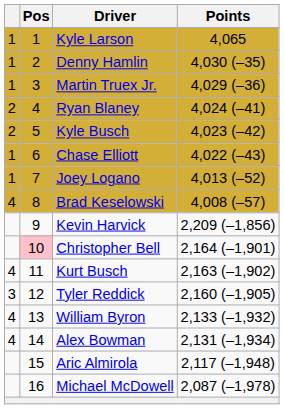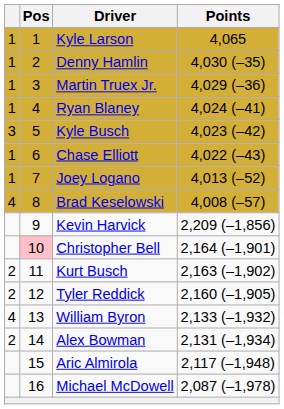(12, 109) 2 -> (12, 109) 1
(12, 132) 2 -> (12, 132) 3
(12, 270) 4 -> (12, 270) 2
(12, 293) 3 -> (12, 293) 2
(12, 340) 4 -> (12, 340) 2
